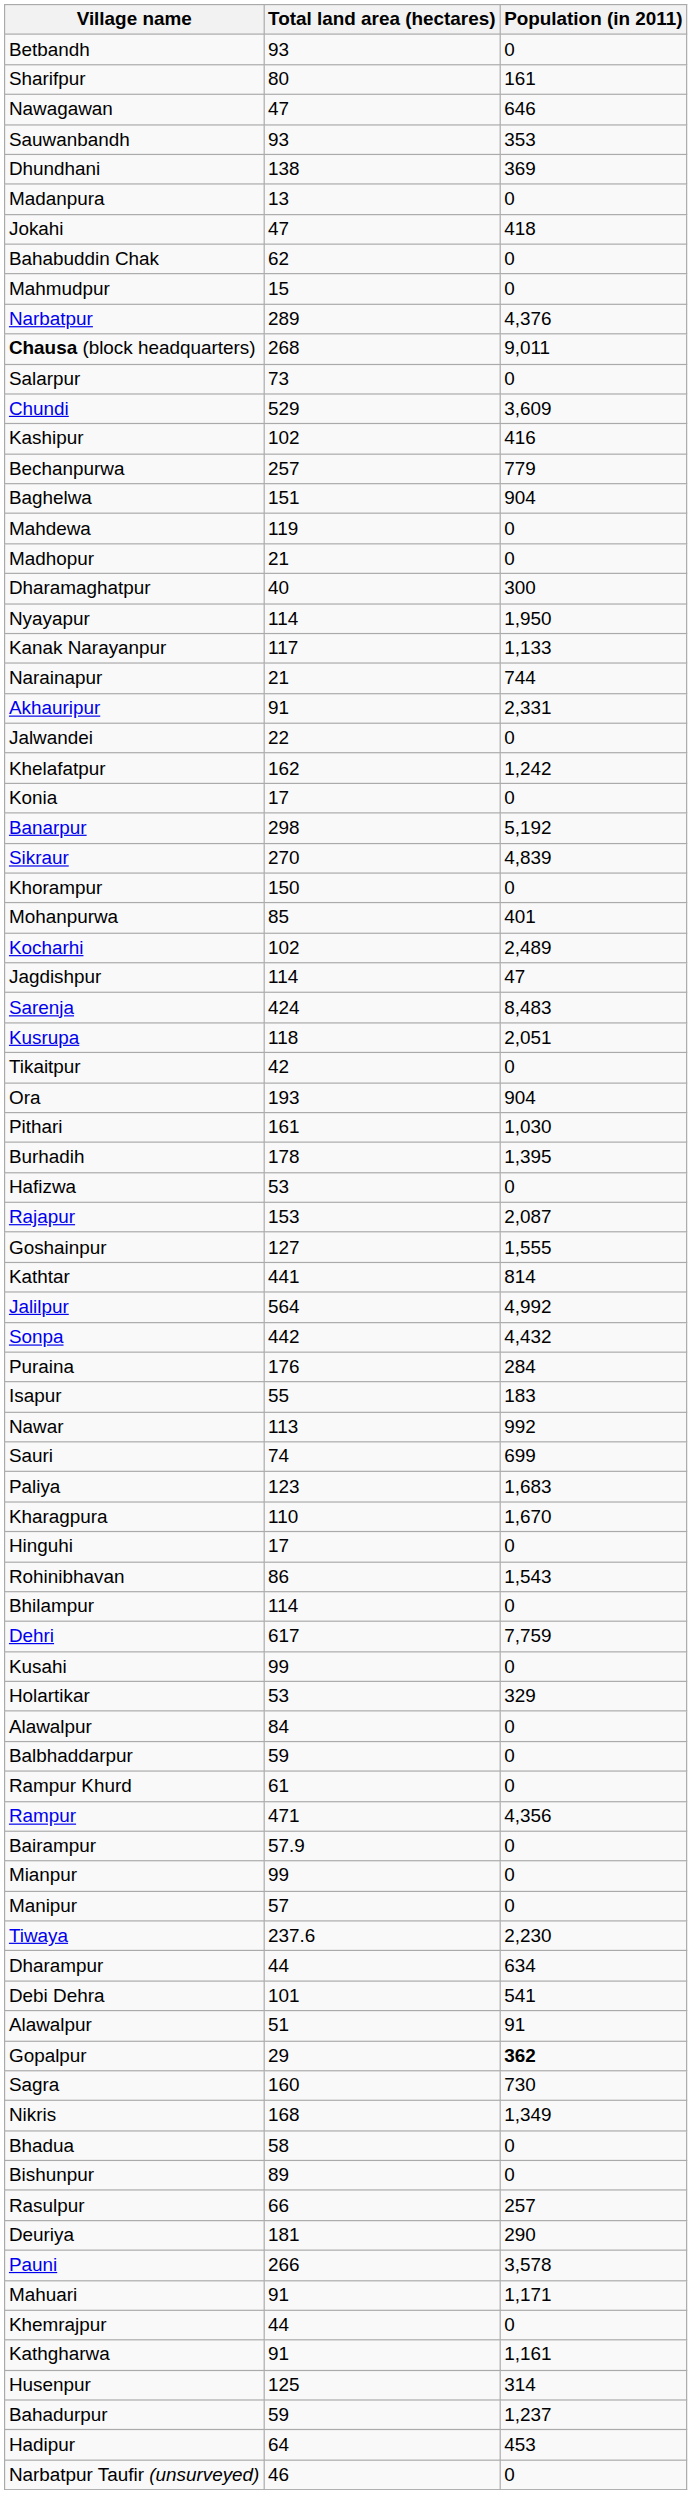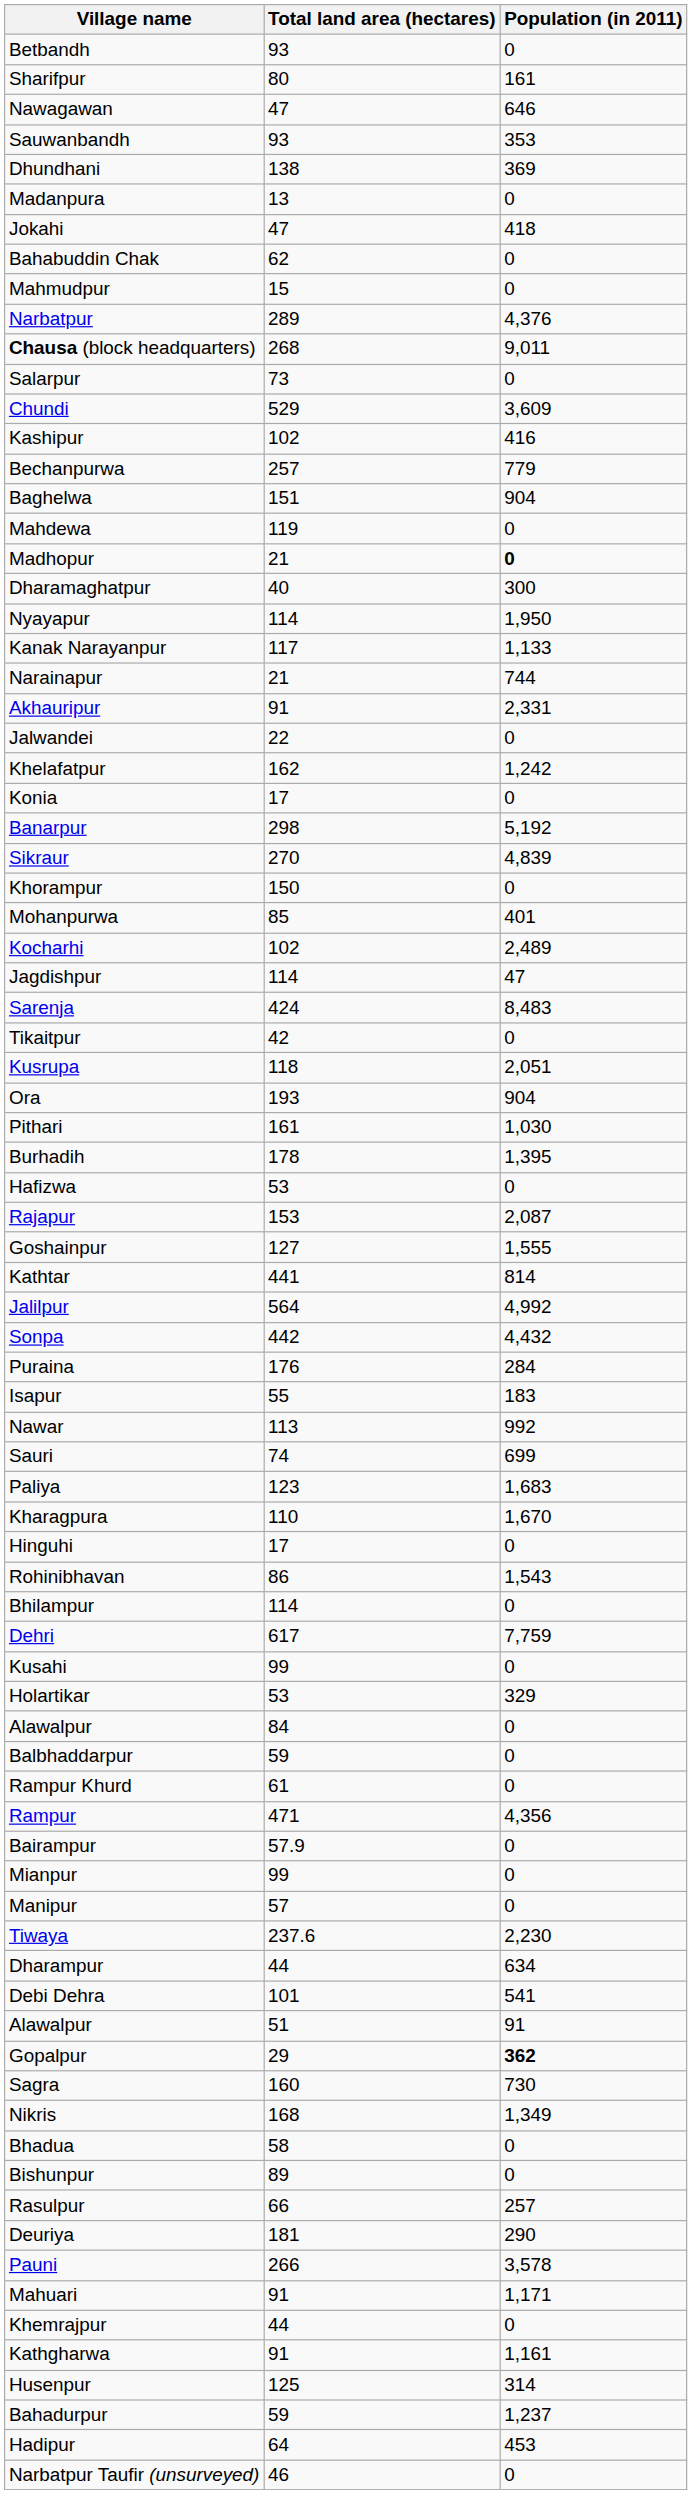(509, 558) normal -> (509, 558) bold
rows swapped: (44, 1037) <-> (45, 1067)
